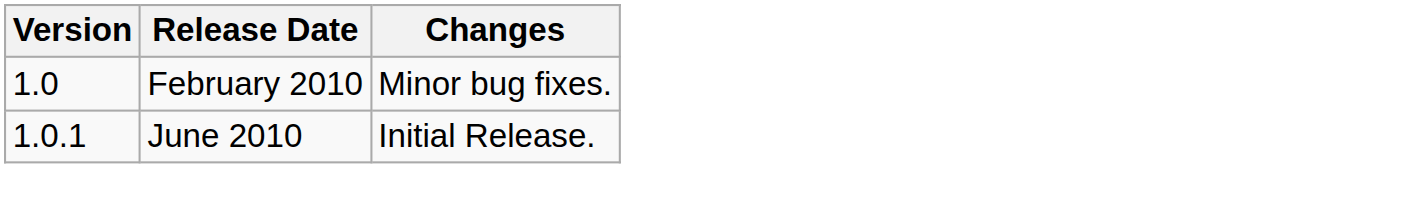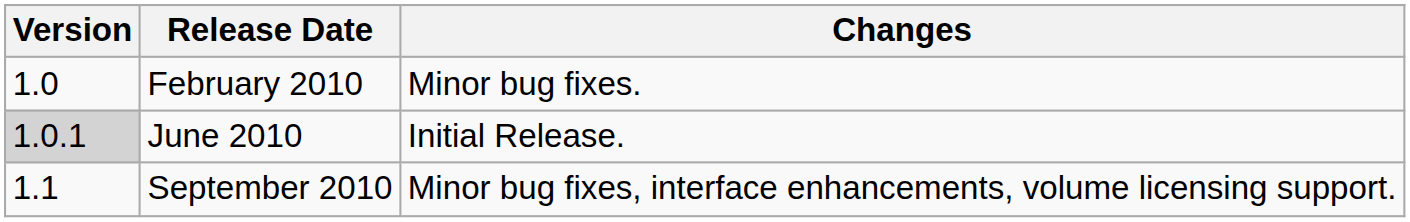(50, 135) no background -> (50, 135) lightgrey background
+ row: (270, 188)
